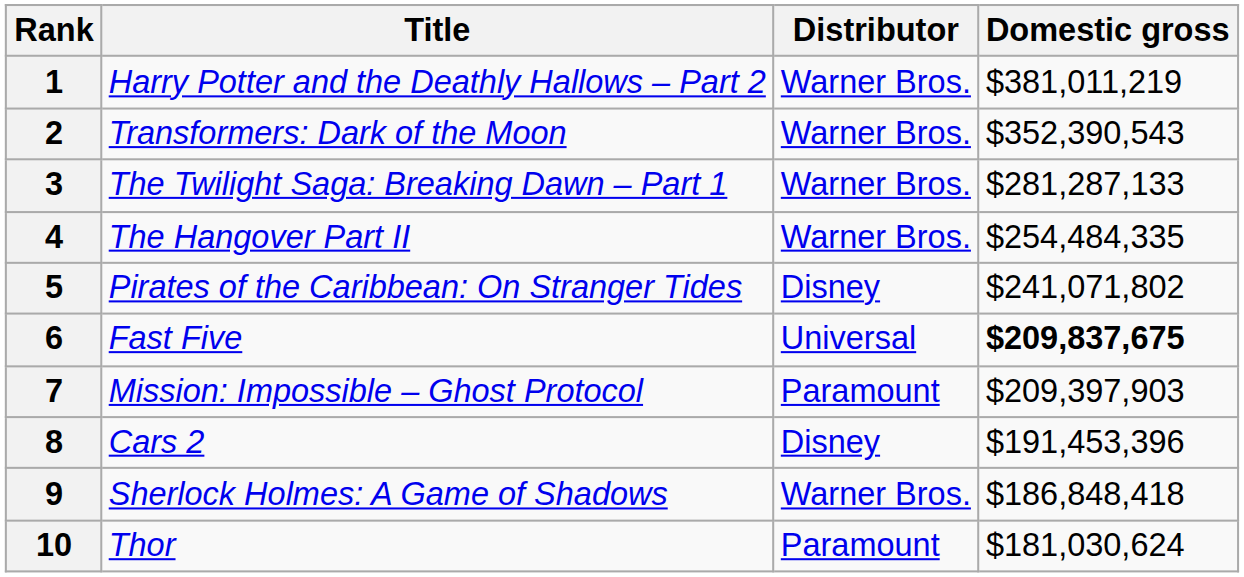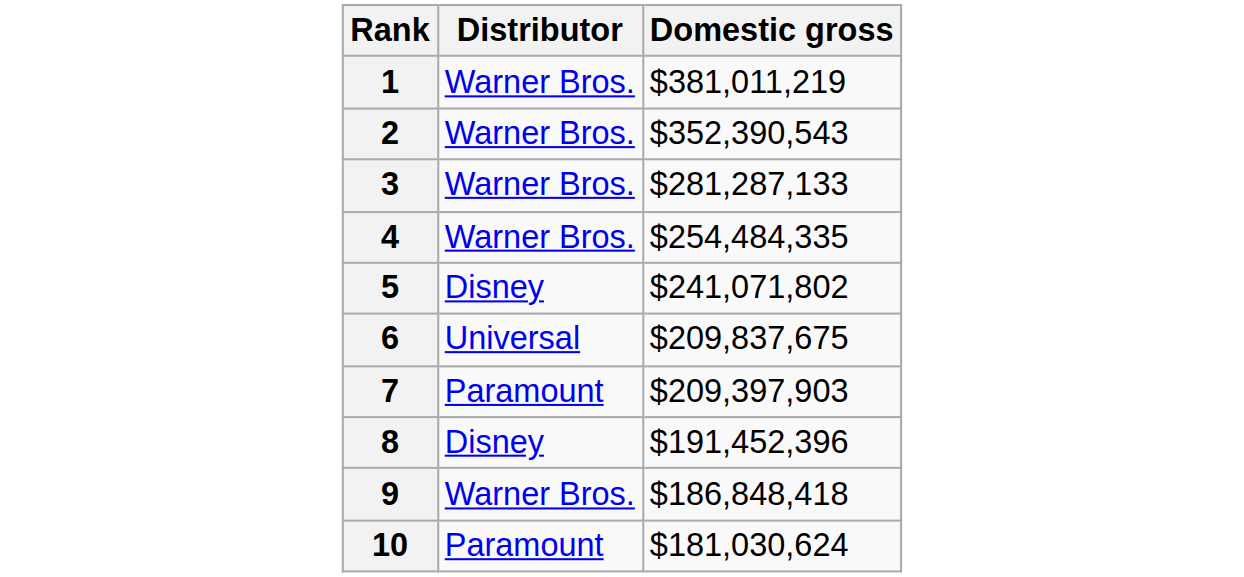- column: (437, 30)
(1085, 339) bold -> (749, 339) normal
(1085, 442) $191,453,396 -> (749, 442) $191,452,396
